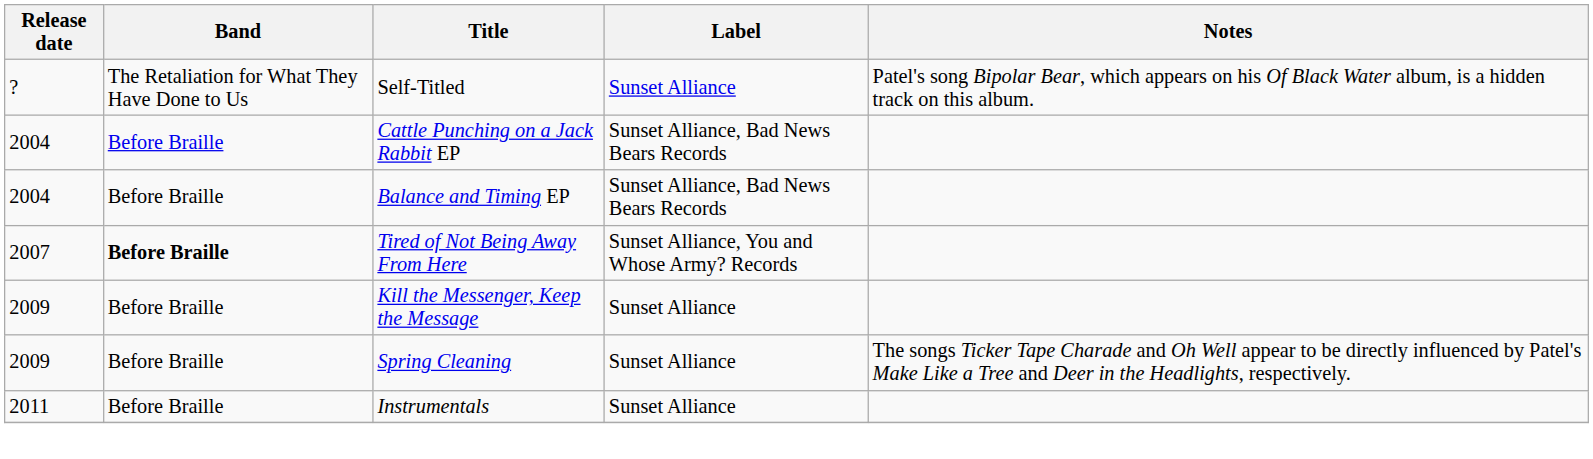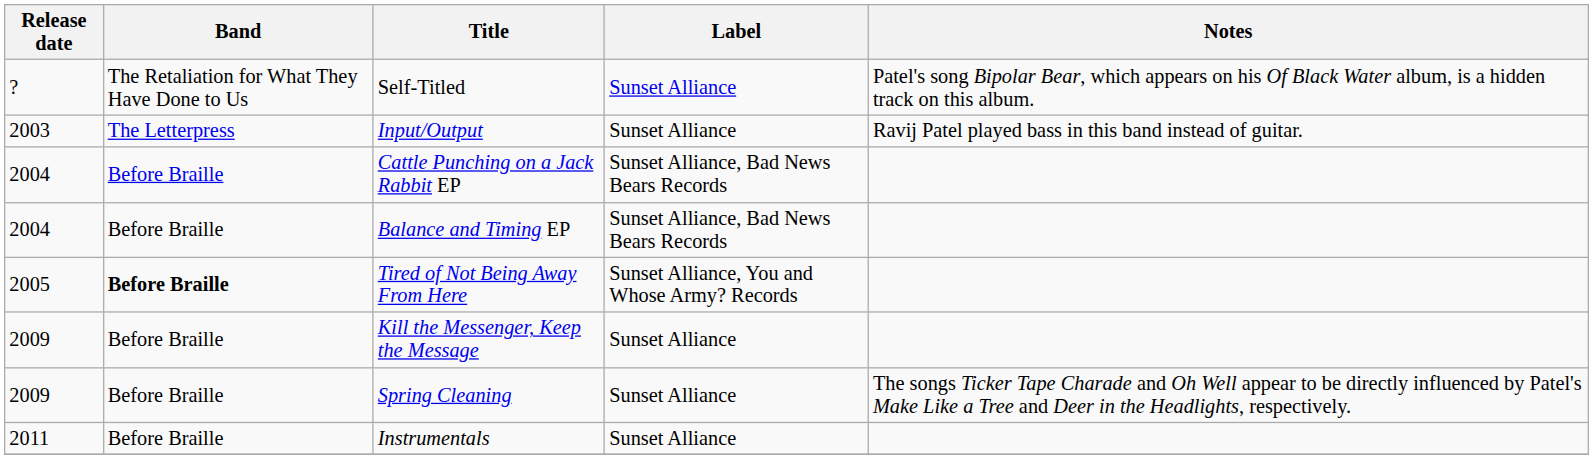+ row: (430, 130)
(30, 252) 2007 -> (30, 284) 2005
